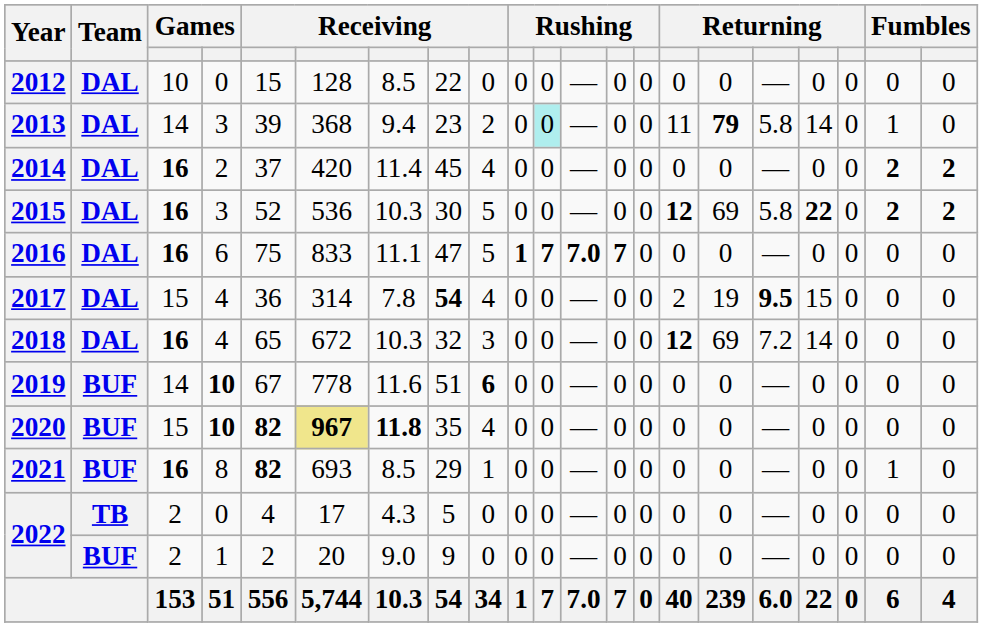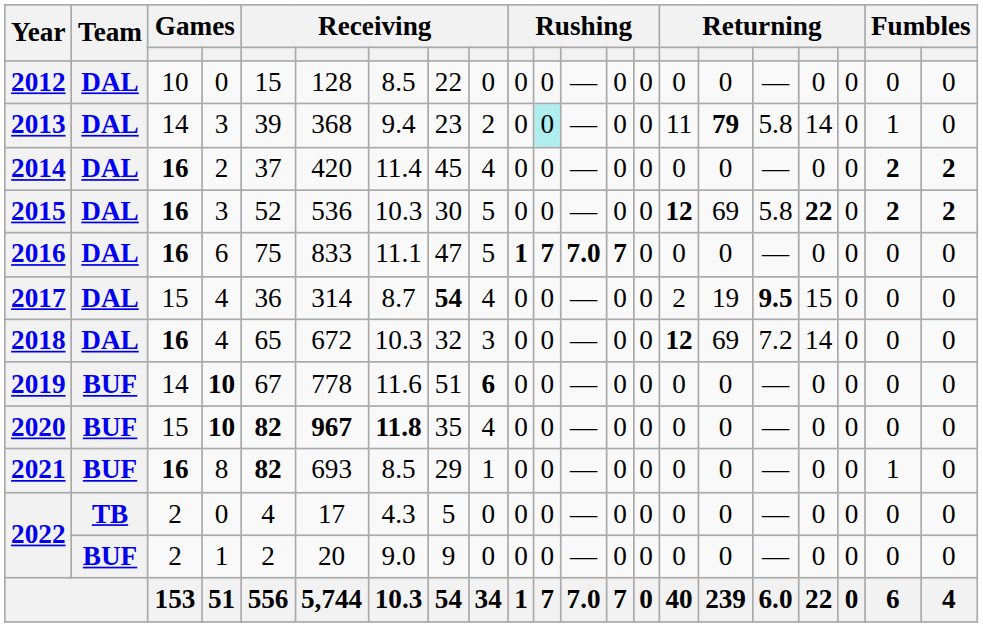(399, 297) 7.8 -> (399, 297) 8.7
(332, 426) khaki background -> (332, 426) no background
